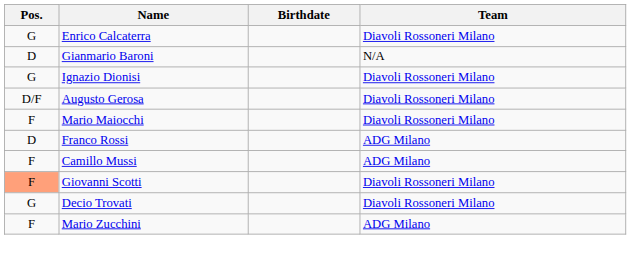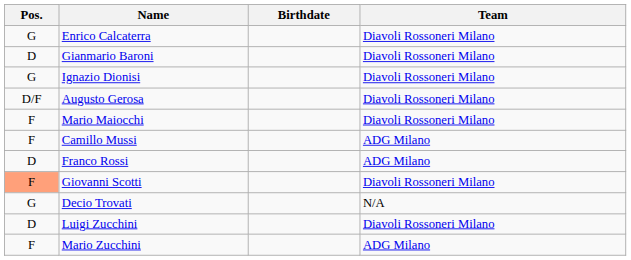(374, 57) N/A -> (429, 57) Diavoli Rossoneri Milano
rows swapped: (99, 161) <-> (95, 140)
(429, 203) Diavoli Rossoneri Milano -> (374, 203) N/A
+ row: (100, 224)
